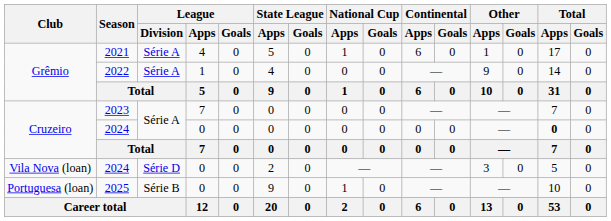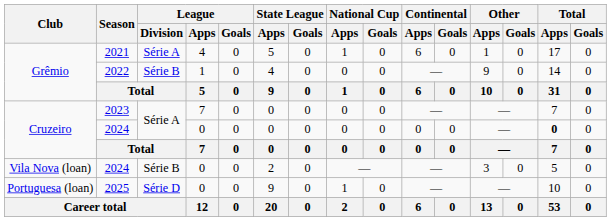(162, 71) Série A -> (162, 71) Série B
(162, 168) Série D -> (162, 168) Série B
(162, 187) Série B -> (162, 187) Série D
